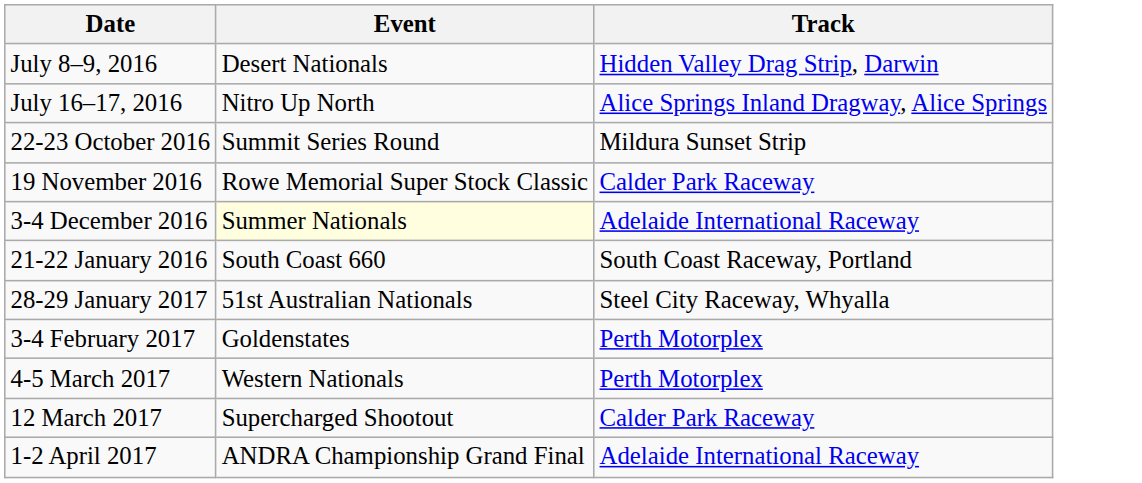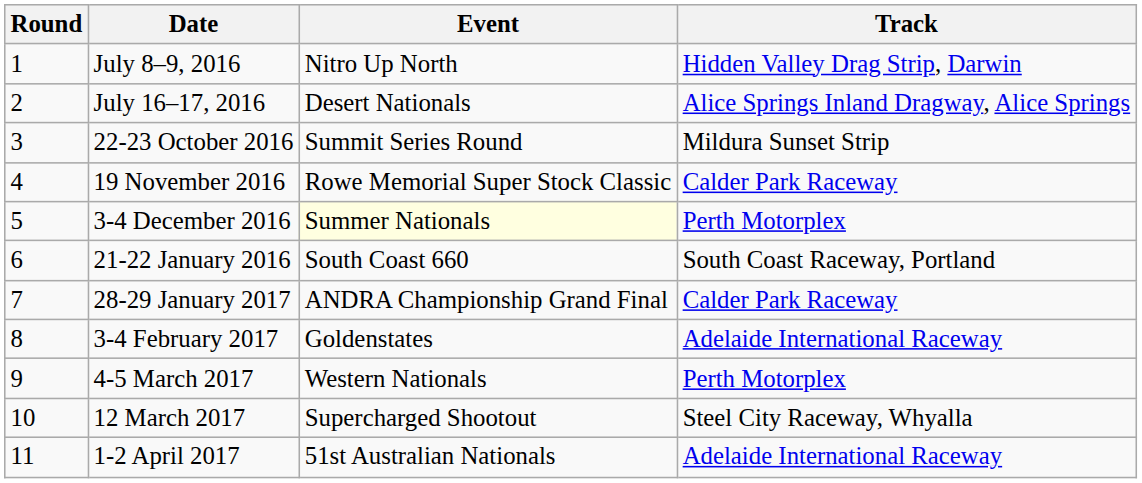+ column: (46, 24)
(305, 63) Desert Nationals -> (381, 63) Nitro Up North
(298, 102) Nitro Up North -> (388, 102) Desert Nationals
(759, 220) Adelaide International Raceway -> (764, 220) Perth Motorplex
(347, 299) 51st Australian Nationals -> (486, 299) ANDRA Championship Grand Final
(745, 299) Steel City Raceway, Whyalla -> (790, 299) Calder Park Raceway
(681, 338) Perth Motorplex -> (842, 338) Adelaide International Raceway
(707, 417) Calder Park Raceway -> (828, 417) Steel City Raceway, Whyalla
(403, 456) ANDRA Championship Grand Final -> (430, 456) 51st Australian Nationals
